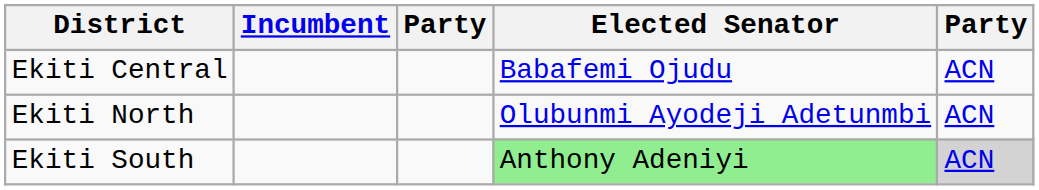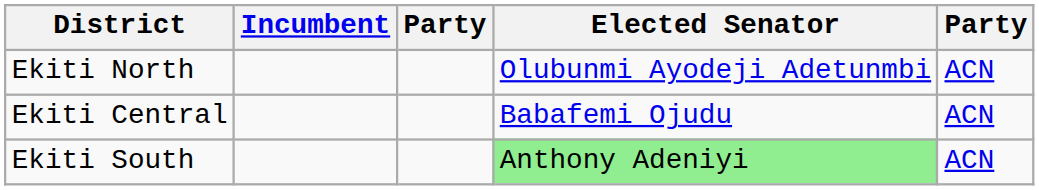rows swapped: (120, 72) <-> (103, 117)
(969, 162) lightgrey background -> (969, 162) no background
